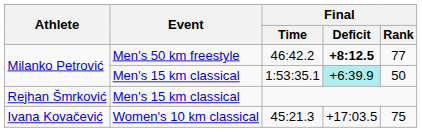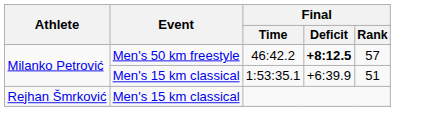(398, 55) 77 -> (373, 55) 57
(352, 76) paleturquoise background -> (329, 76) no background
(398, 76) 50 -> (373, 76) 51
- row: (292, 118)
